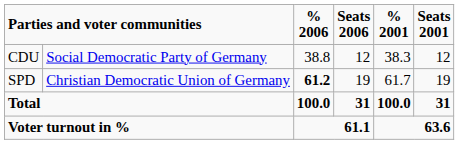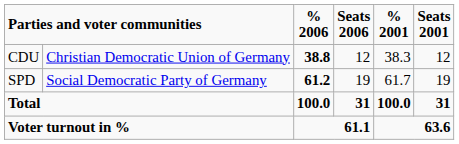(156, 56) Social Democratic Party of Germany -> (168, 56) Christian Democratic Union of Germany
(317, 56) normal -> (317, 56) bold
(168, 80) Christian Democratic Union of Germany -> (156, 80) Social Democratic Party of Germany
